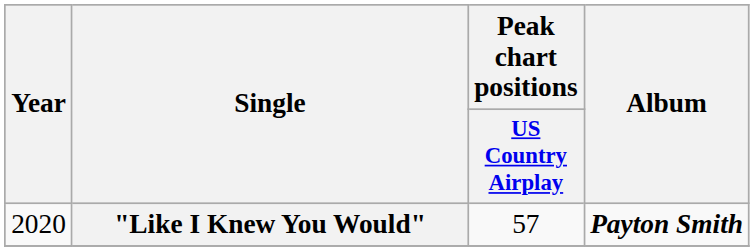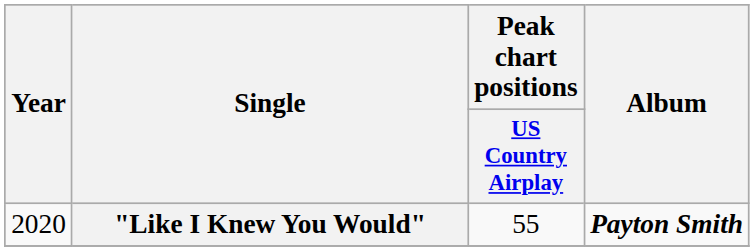(526, 224) 57 -> (526, 224) 55
